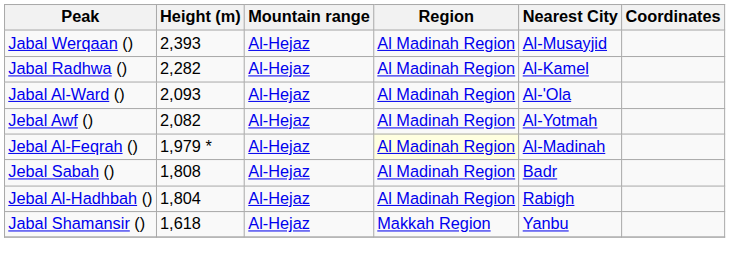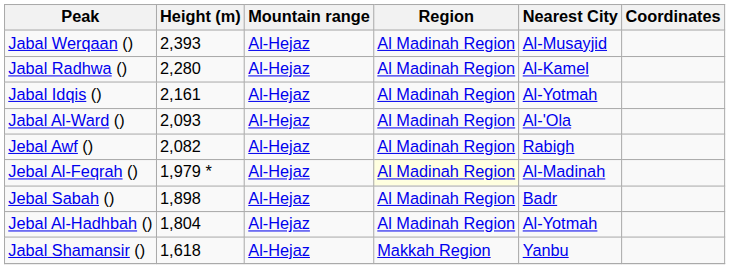(180, 69) 2,282 -> (180, 69) 2,280
+ row: (55, 95)
(560, 120) Al-Yotmah -> (549, 146) Rabigh
(180, 172) 1,808 -> (180, 198) 1,898
(549, 198) Rabigh -> (560, 224) Al-Yotmah
